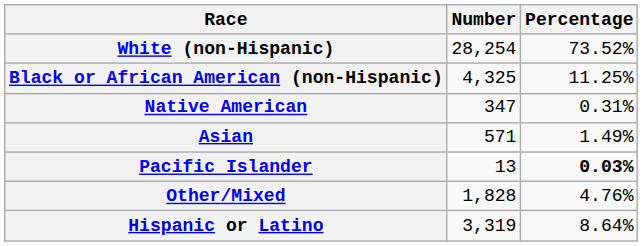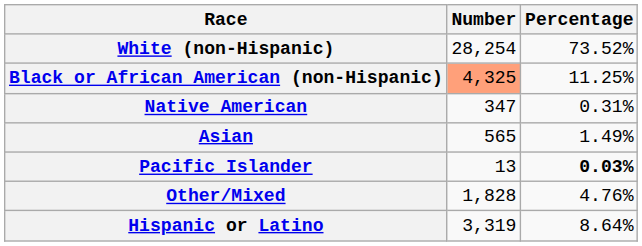(489, 78) no background -> (489, 78) lightsalmon background
(500, 137) 571 -> (500, 137) 565
